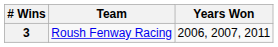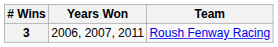columns swapped: (112, 14) <-> (224, 14)
